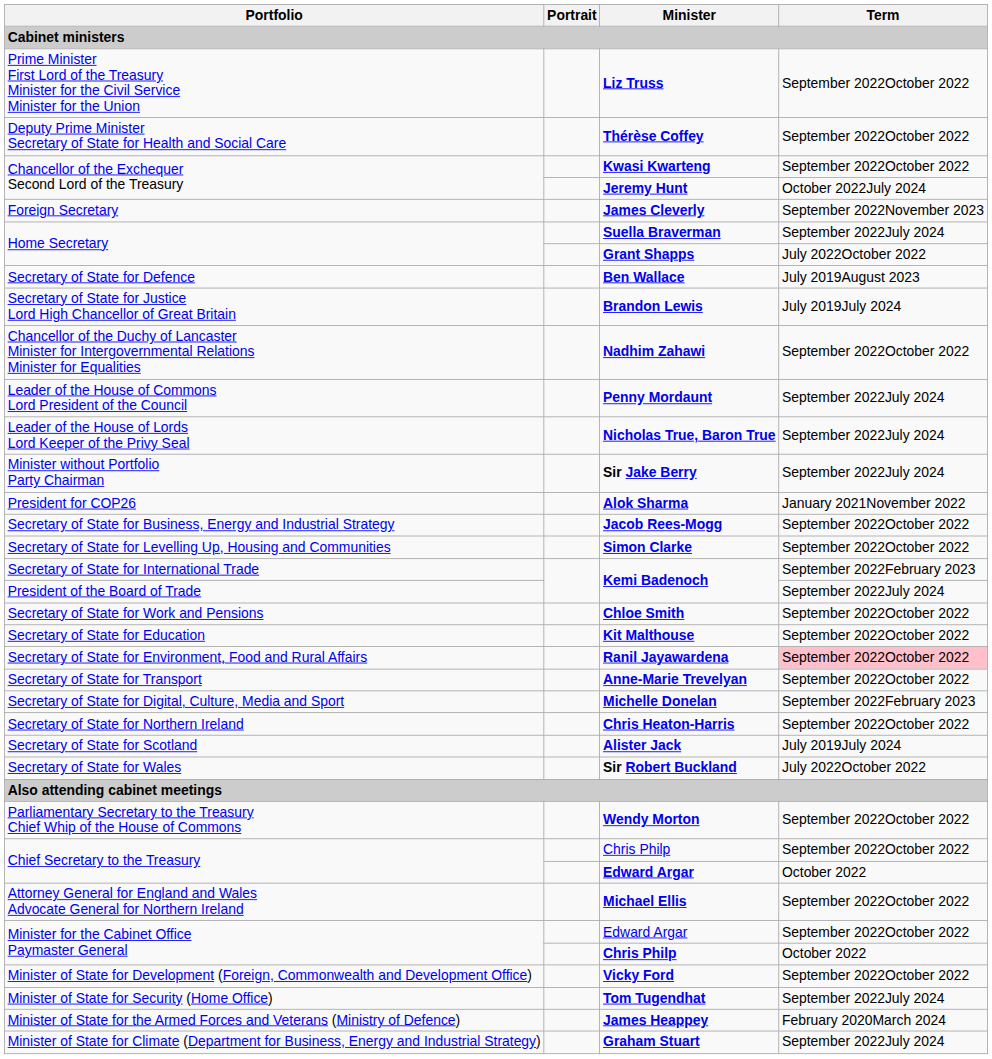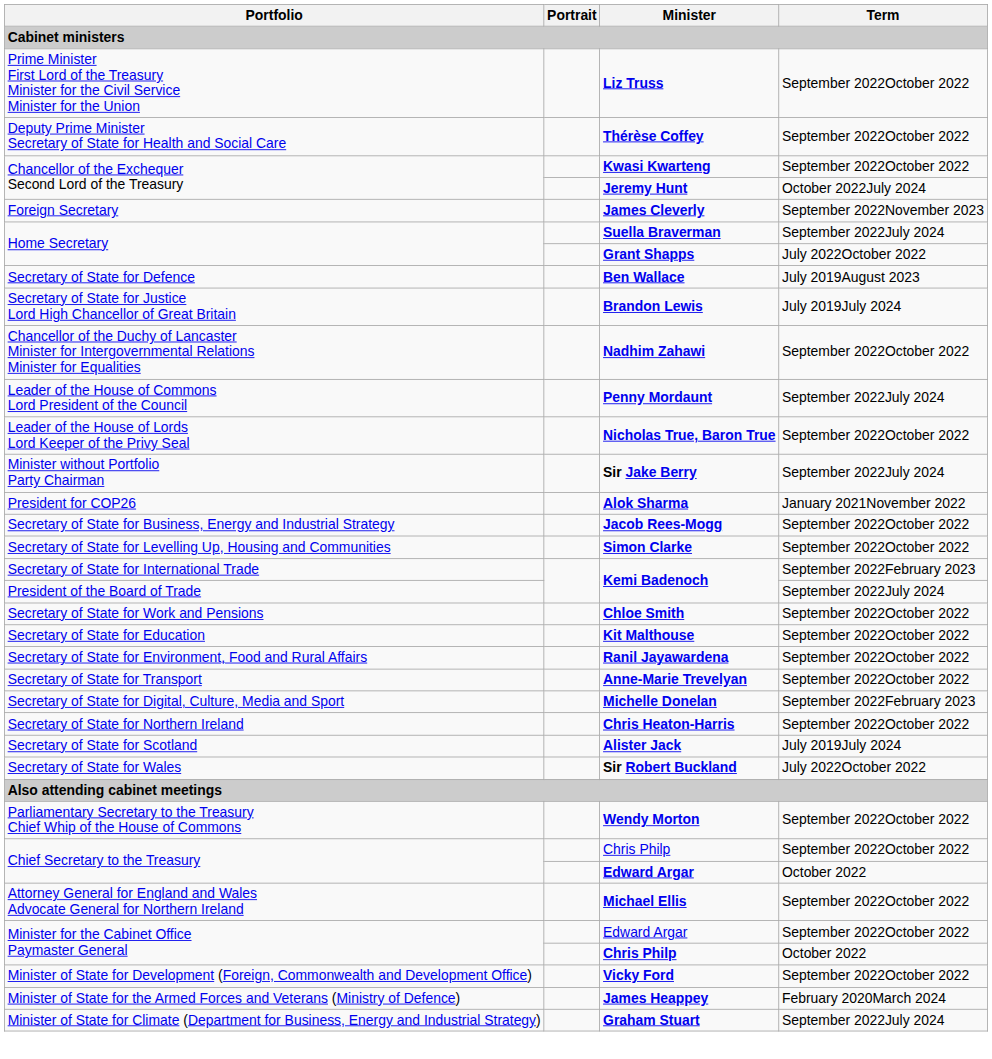(863, 435) September 2022July 2024 -> (876, 435) September 2022October 2022
(876, 657) pink background -> (876, 657) no background
- row: (140, 998)
